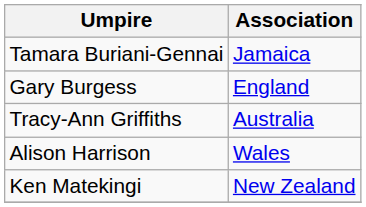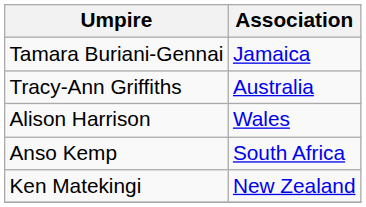- row: (73, 86)
+ row: (63, 152)
